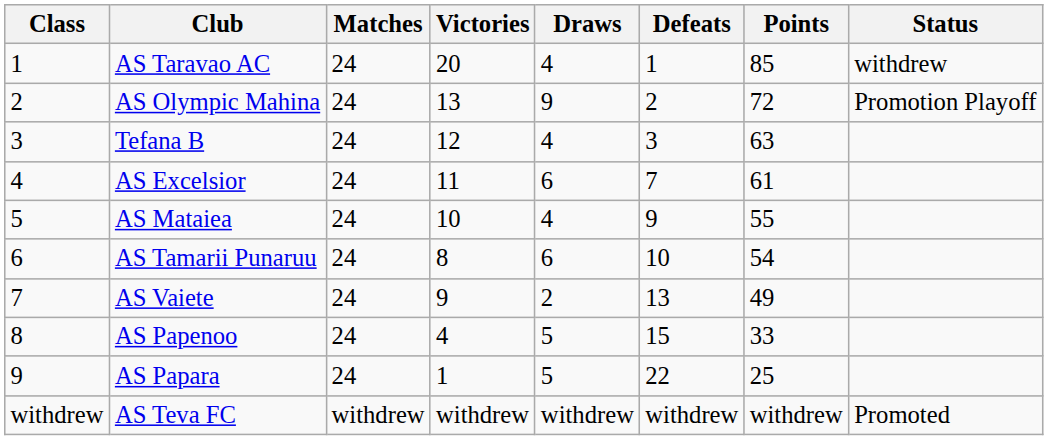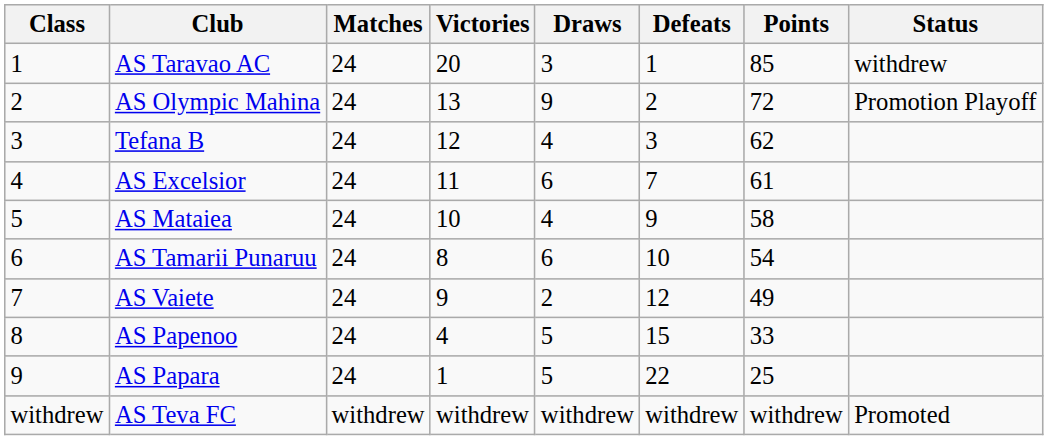(547, 63) 4 -> (547, 63) 3
(762, 141) 63 -> (762, 141) 62
(762, 219) 55 -> (762, 219) 58
(658, 297) 13 -> (658, 297) 12
